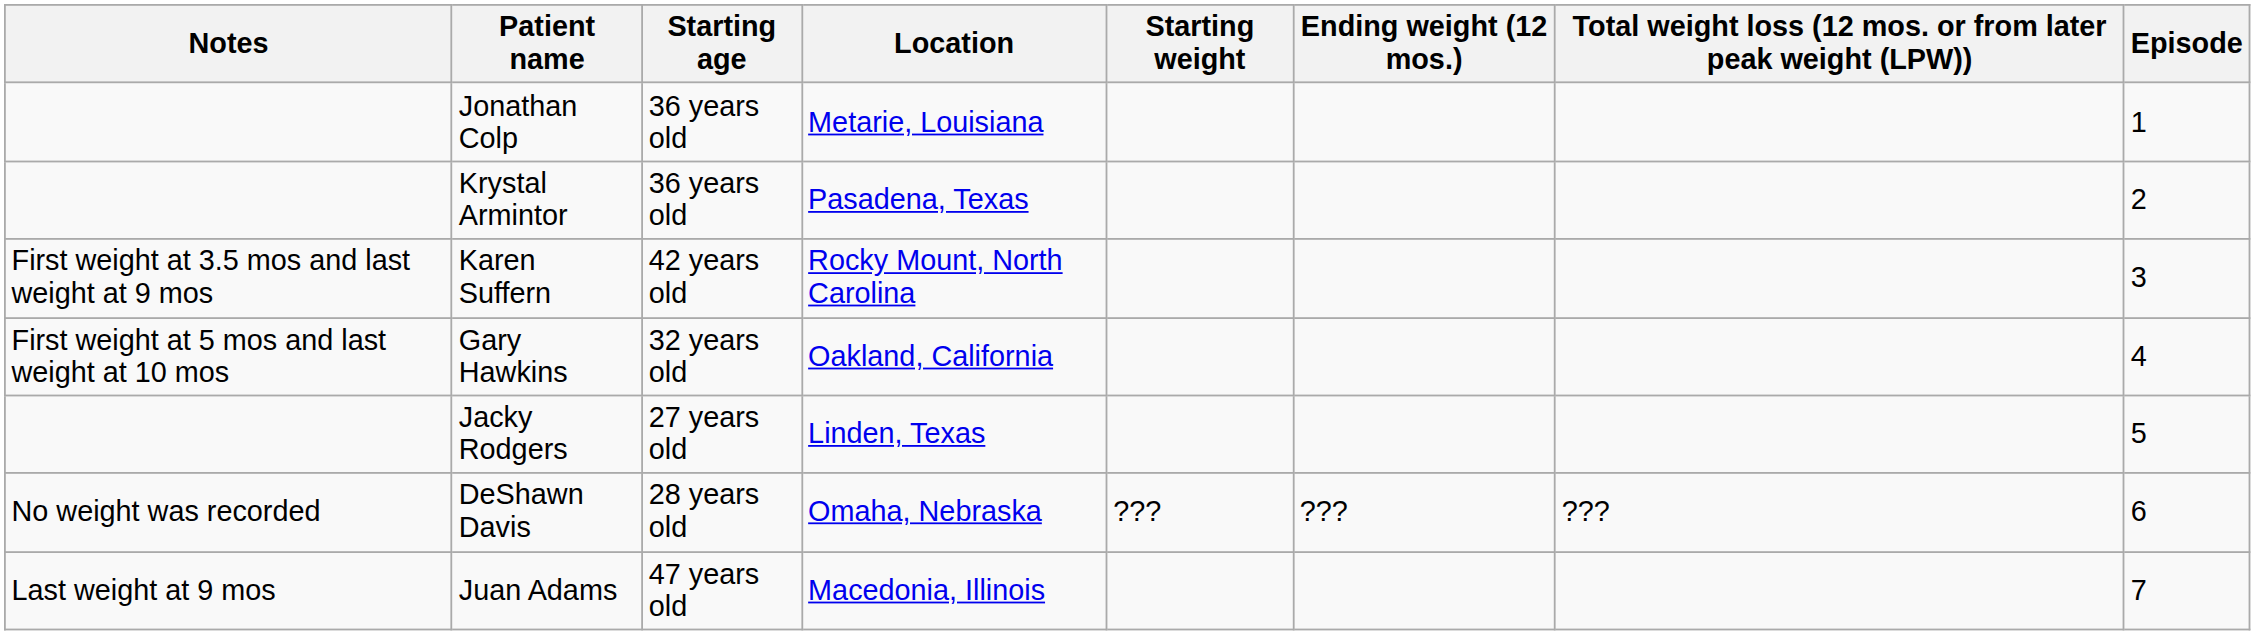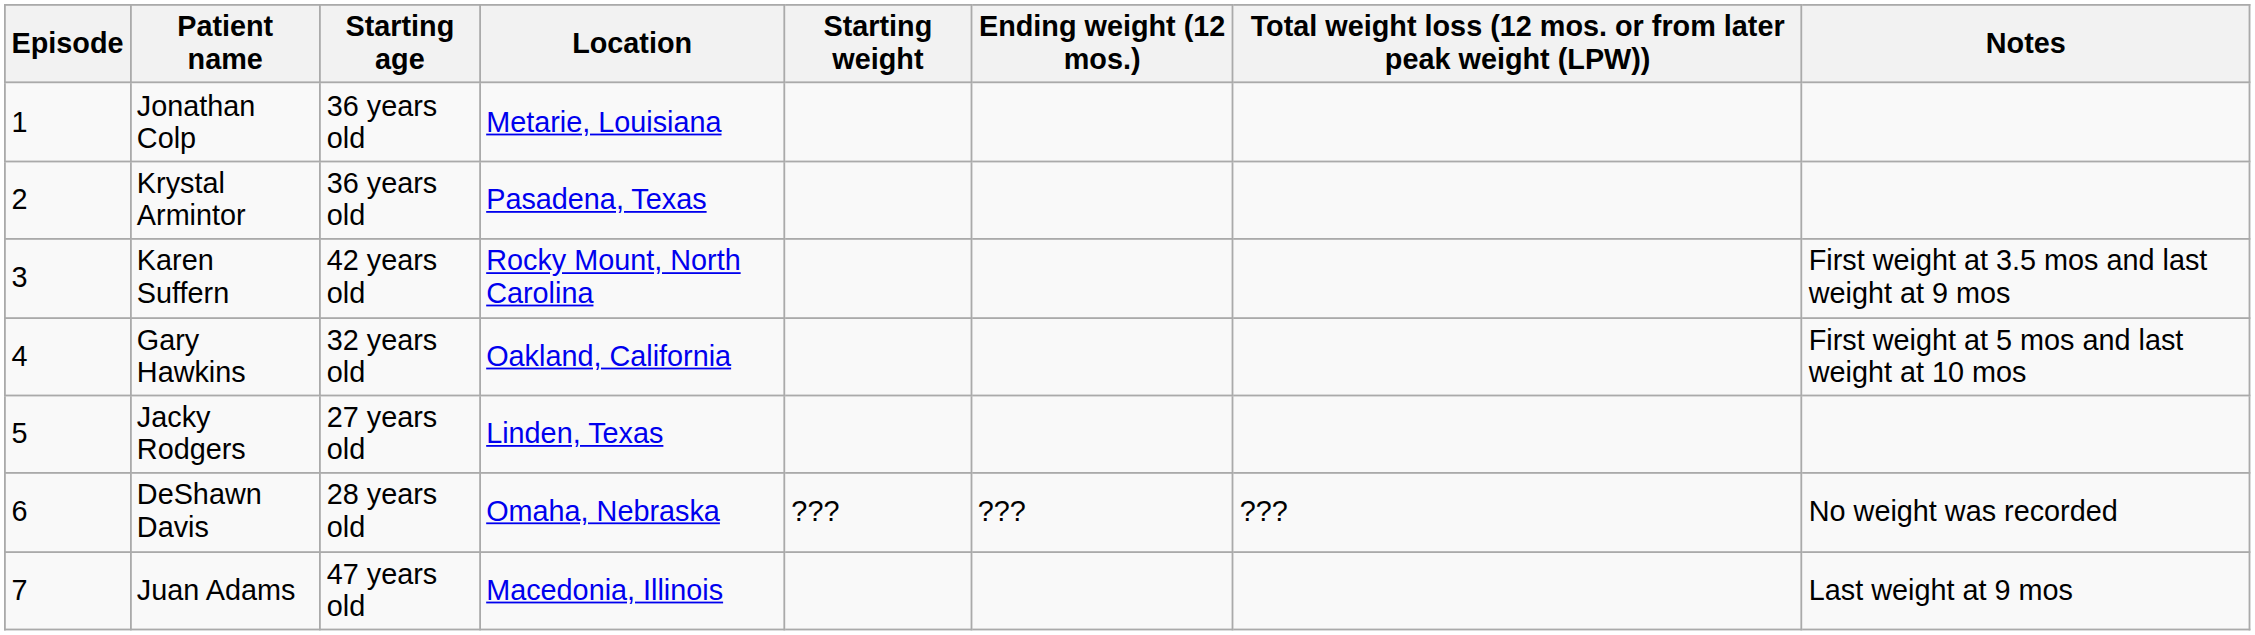columns swapped: (2187, 43) <-> (229, 43)
